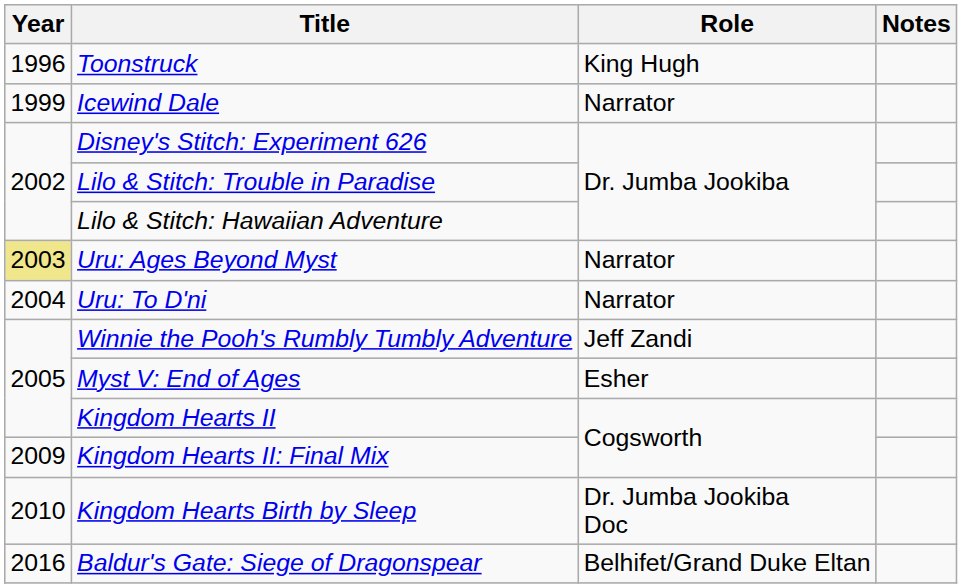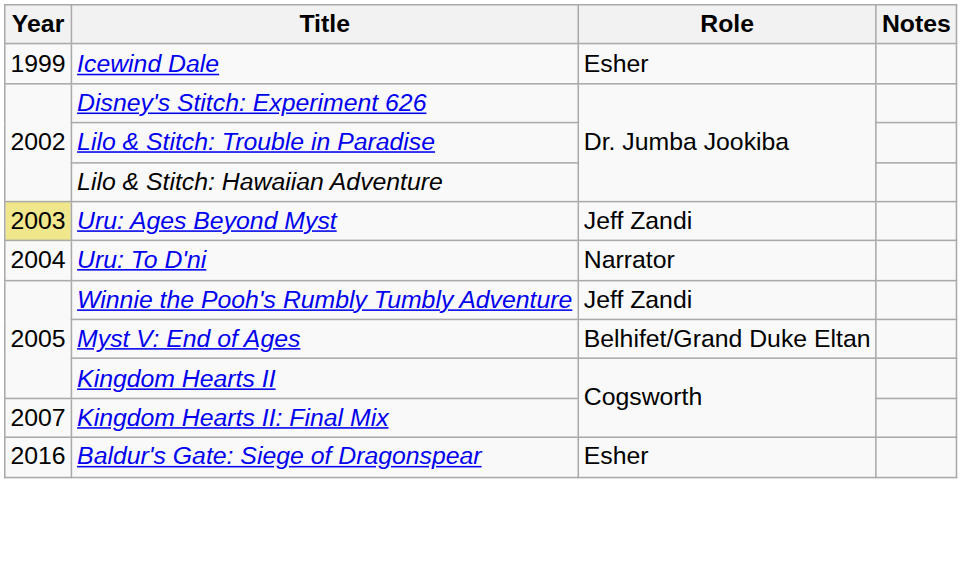- row: (137, 63)
(629, 102) Narrator -> (616, 63) Esher
(629, 260) Narrator -> (638, 220) Jeff Zandi
(616, 378) Esher -> (727, 338) Belhifet/Grand Duke Eltan
(38, 456) 2009 -> (38, 417) 2007
- row: (247, 510)
(727, 563) Belhifet/Grand Duke Eltan -> (616, 456) Esher
